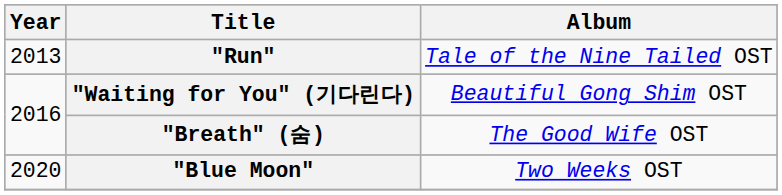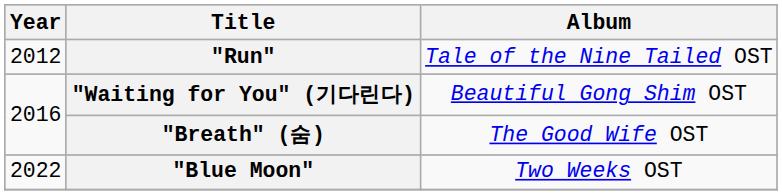(36, 57) 2013 -> (36, 57) 2012
(36, 172) 2020 -> (36, 172) 2022
